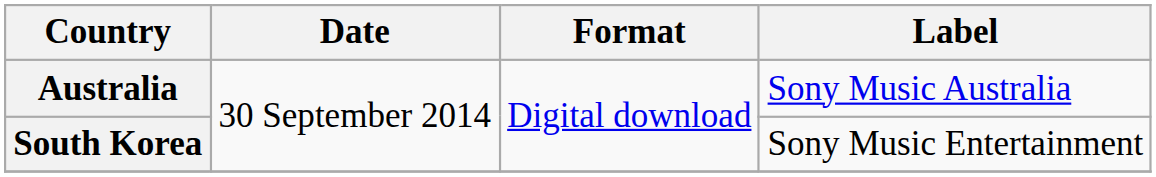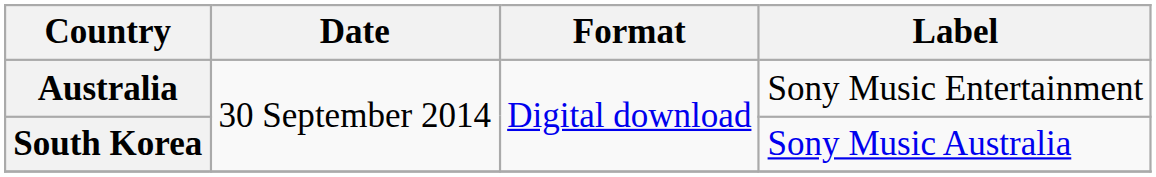(919, 87) Sony Music Australia -> (955, 87) Sony Music Entertainment
(955, 143) Sony Music Entertainment -> (919, 143) Sony Music Australia
